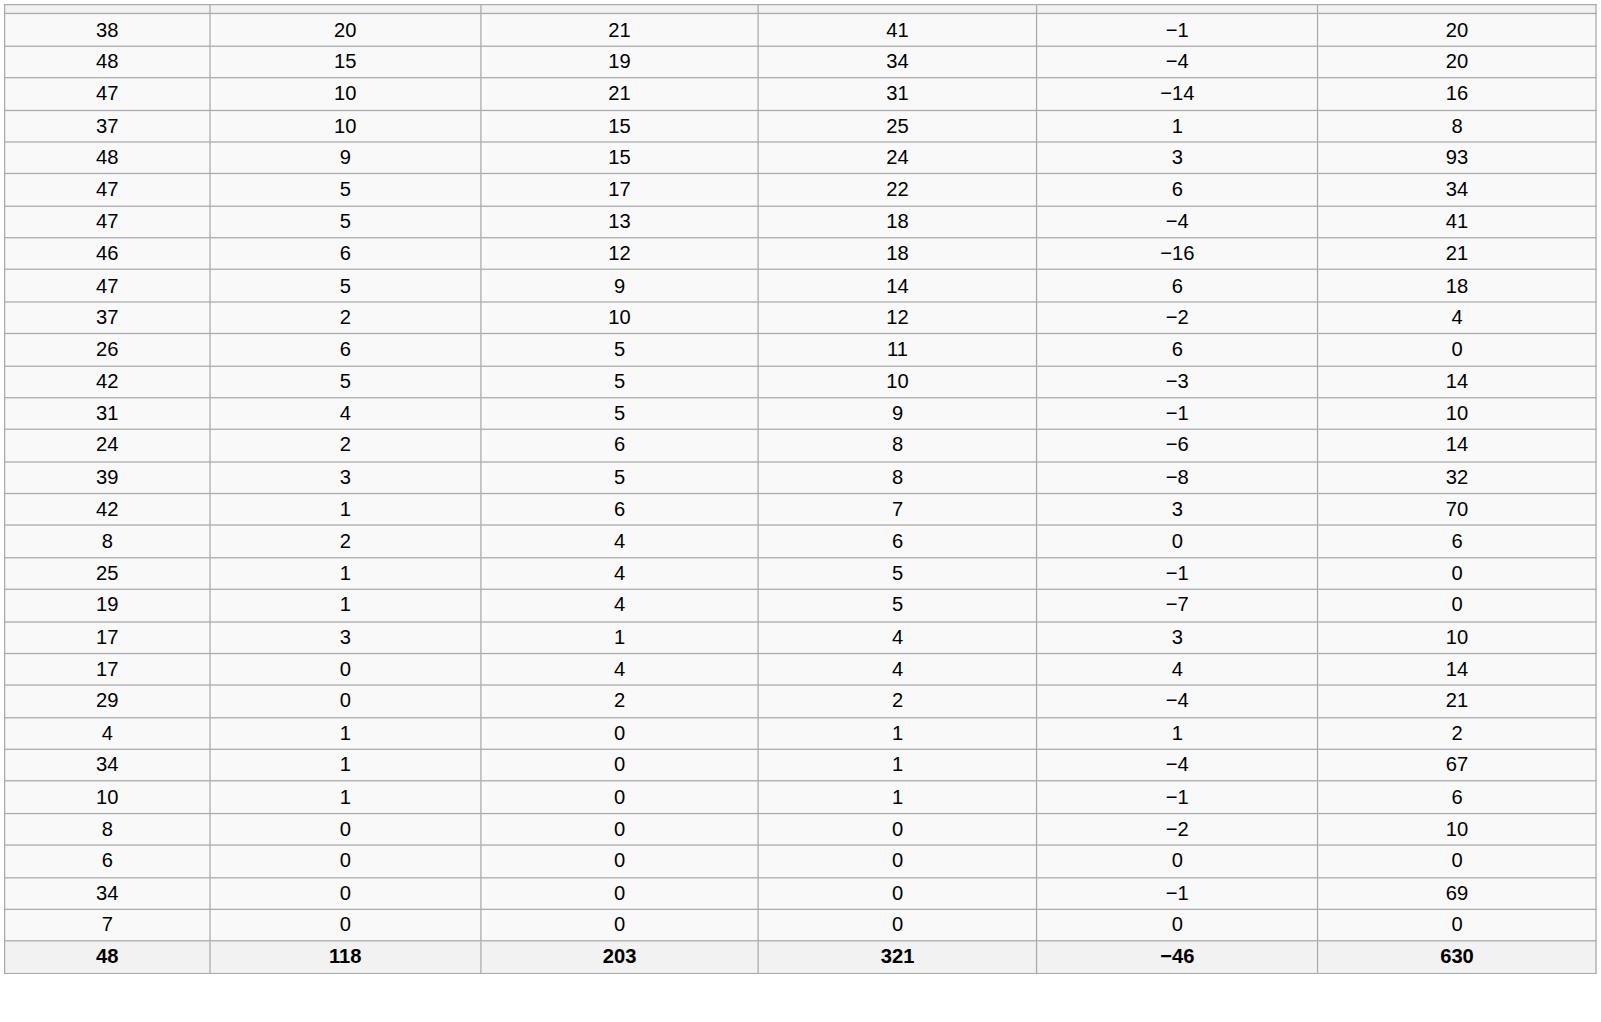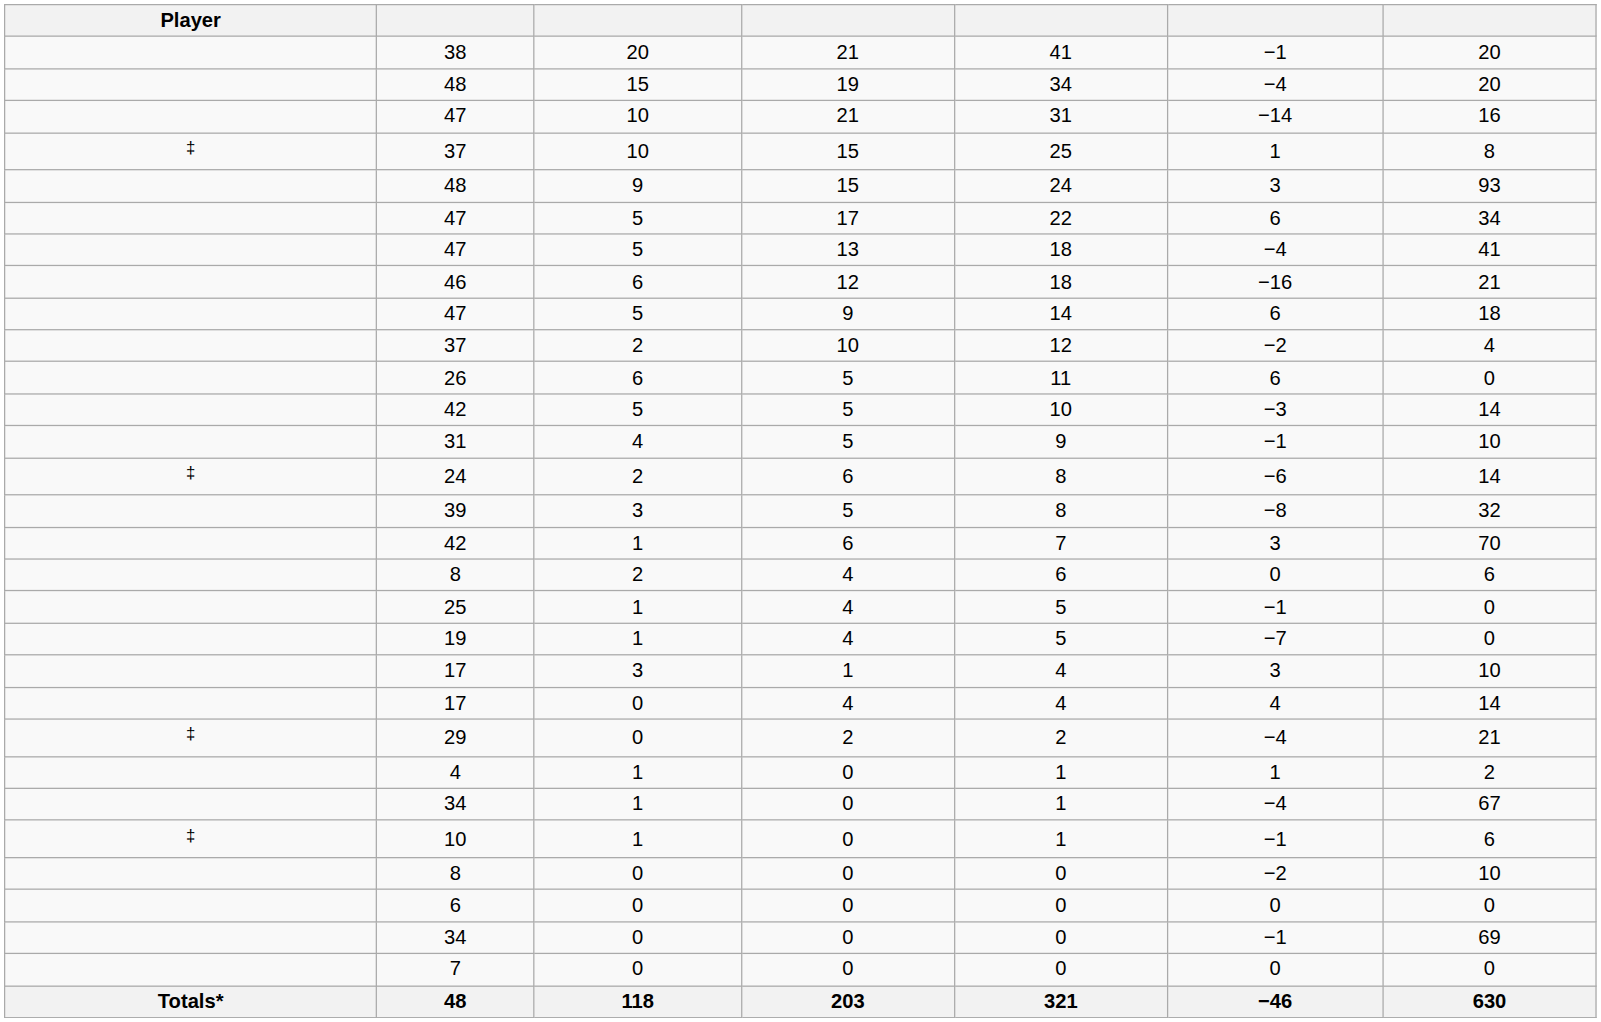+ column: (191, 20)
